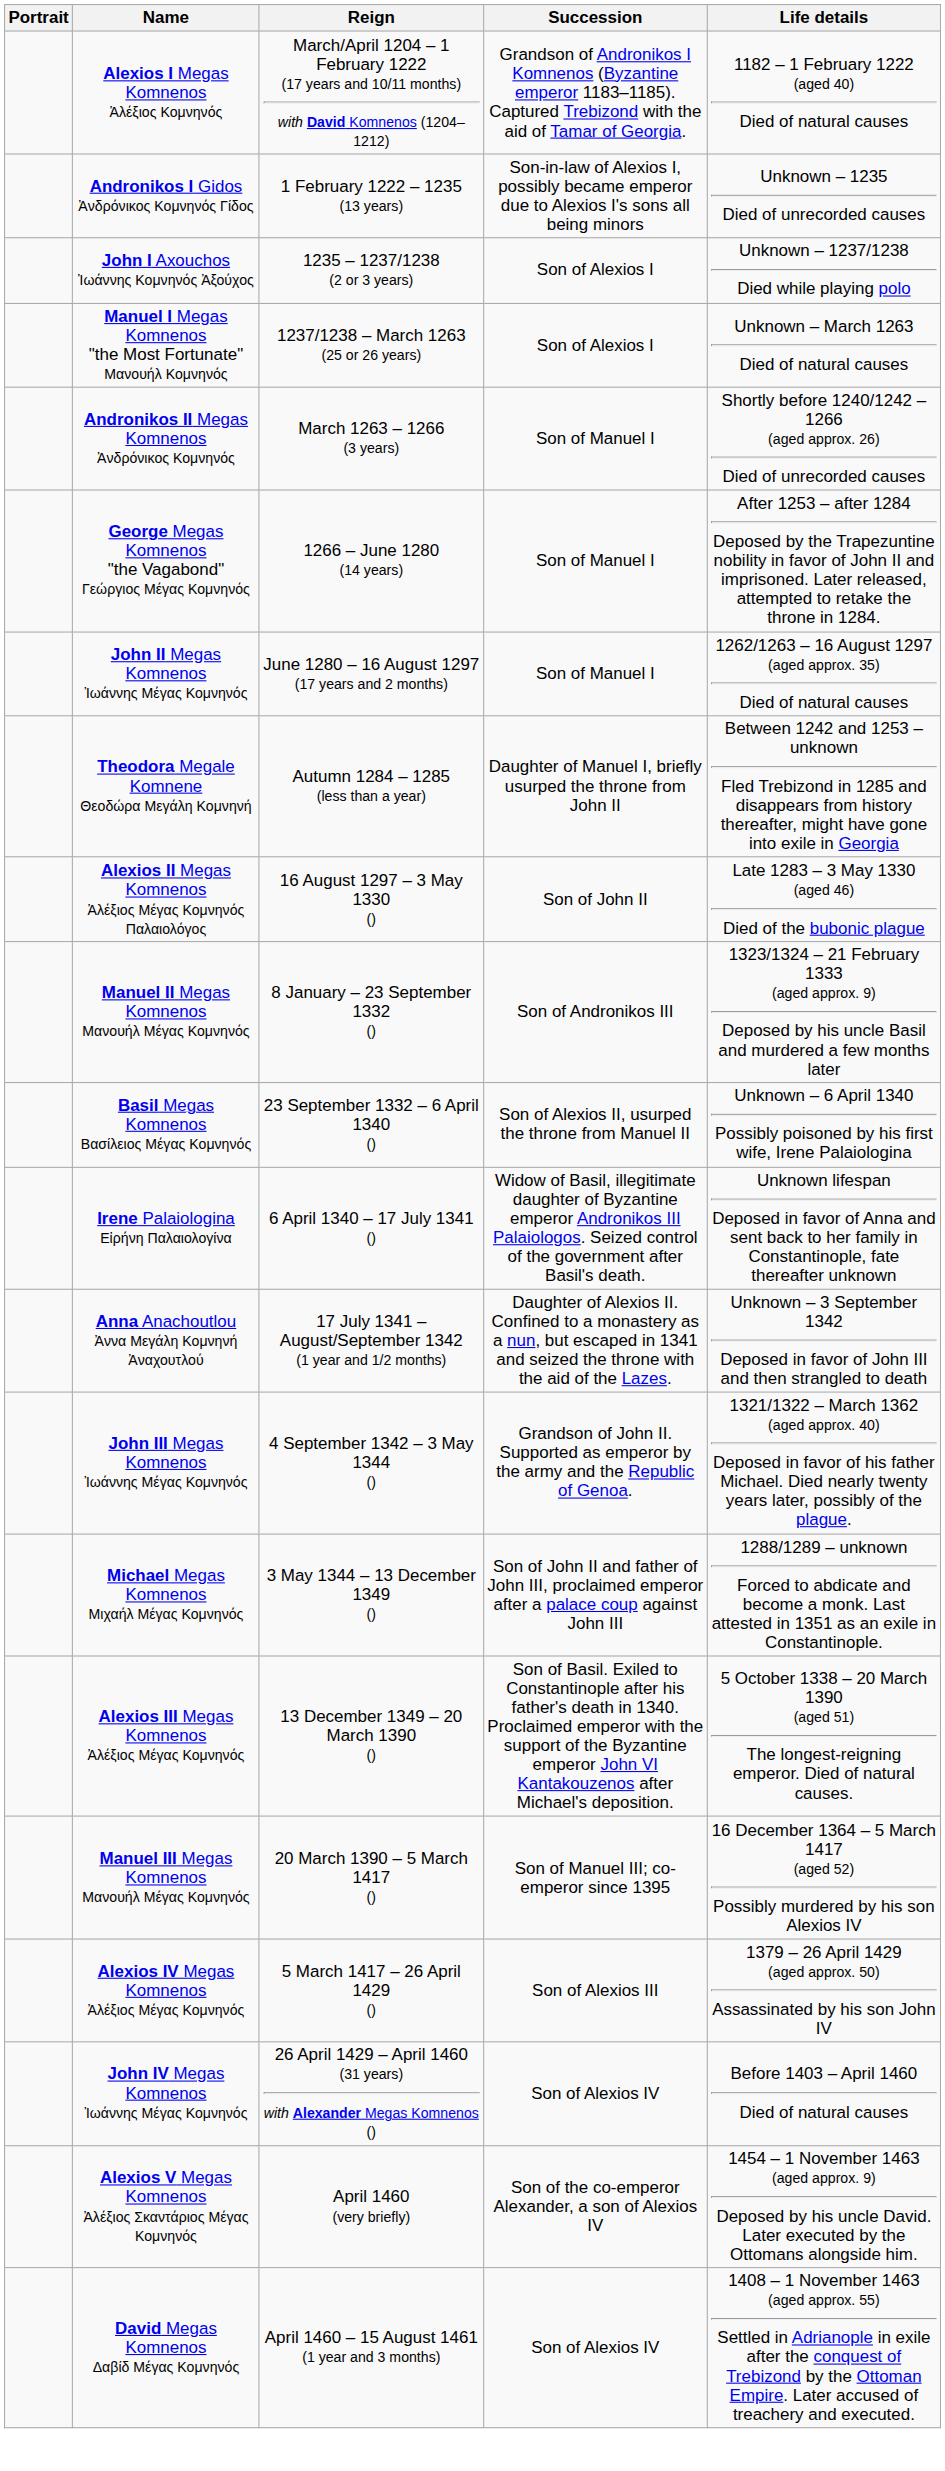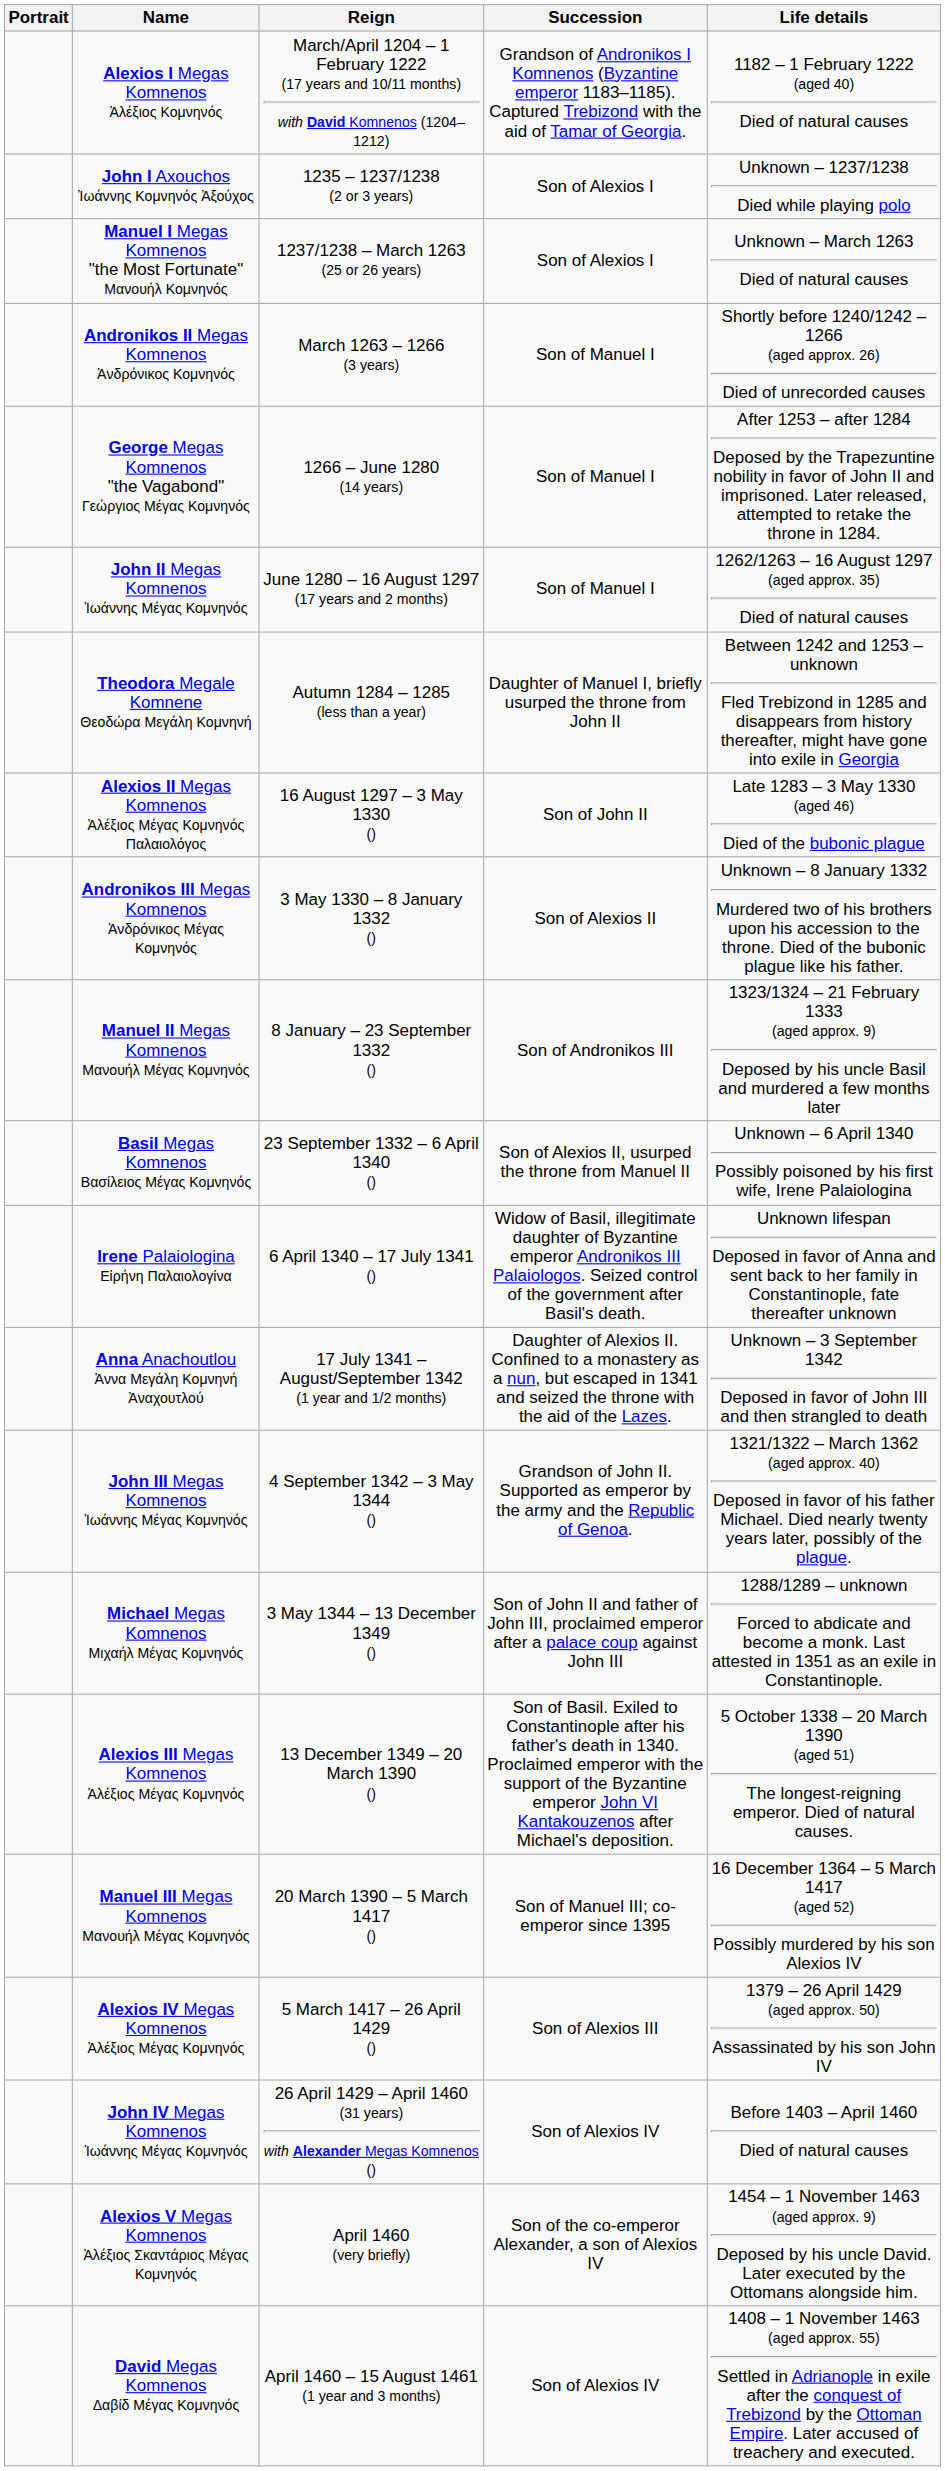- row: (166, 195)
+ row: (166, 918)
